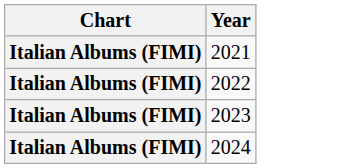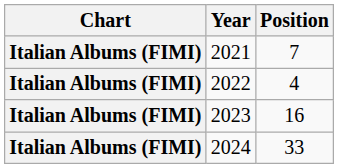+ column: (294, 20)
